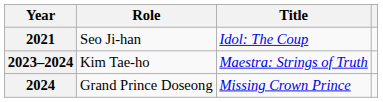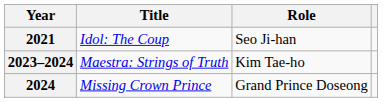columns swapped: (294, 16) <-> (146, 16)
